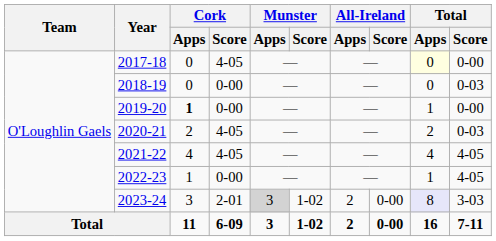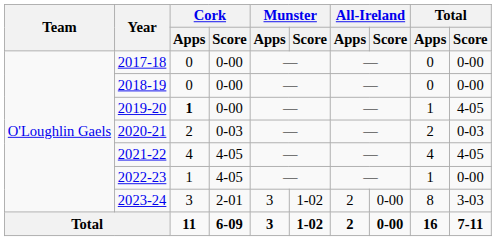(229, 62) 4-05 -> (229, 62) 0-00
(430, 62) lightyellow background -> (430, 62) no background
(470, 85) 0-03 -> (470, 85) 0-00
(470, 108) 0-00 -> (470, 108) 4-05
(229, 131) 4-05 -> (229, 131) 0-03
(229, 177) 0-00 -> (229, 177) 4-05
(470, 177) 4-05 -> (470, 177) 0-00
(270, 200) lightgrey background -> (270, 200) no background
(430, 200) lavender background -> (430, 200) no background
